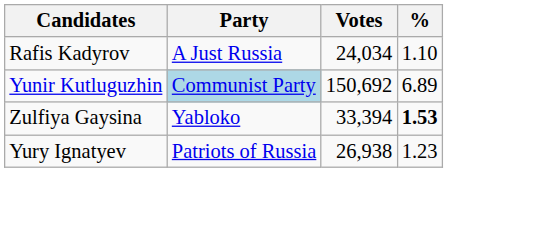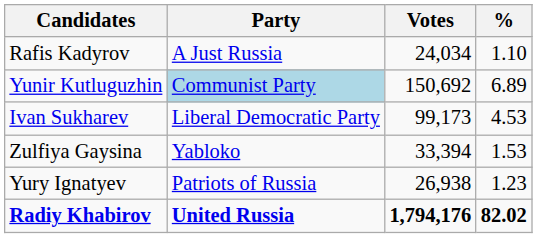+ row: (69, 118)
(420, 118) bold -> (509, 150) normal
+ row: (80, 215)
